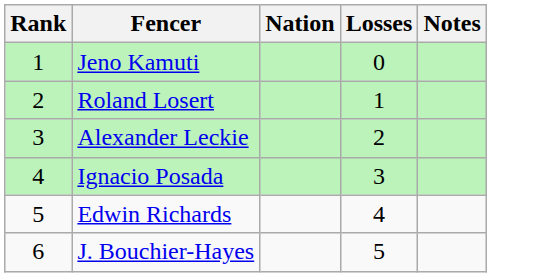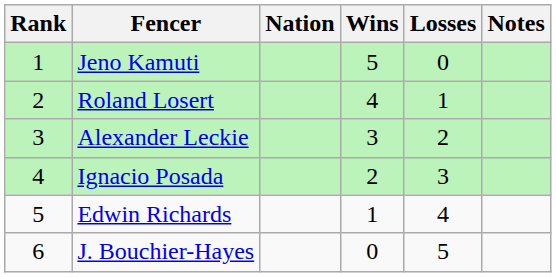+ column: (372, 23)
